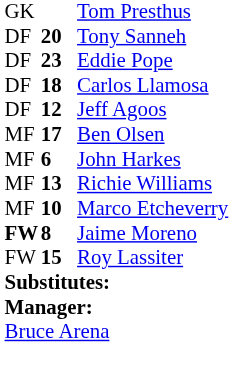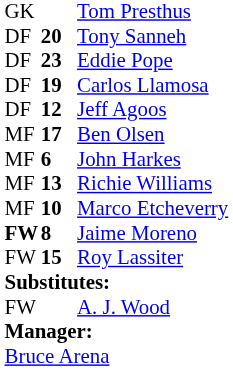(51, 85) 18 -> (51, 85) 19
+ row: (124, 306)
